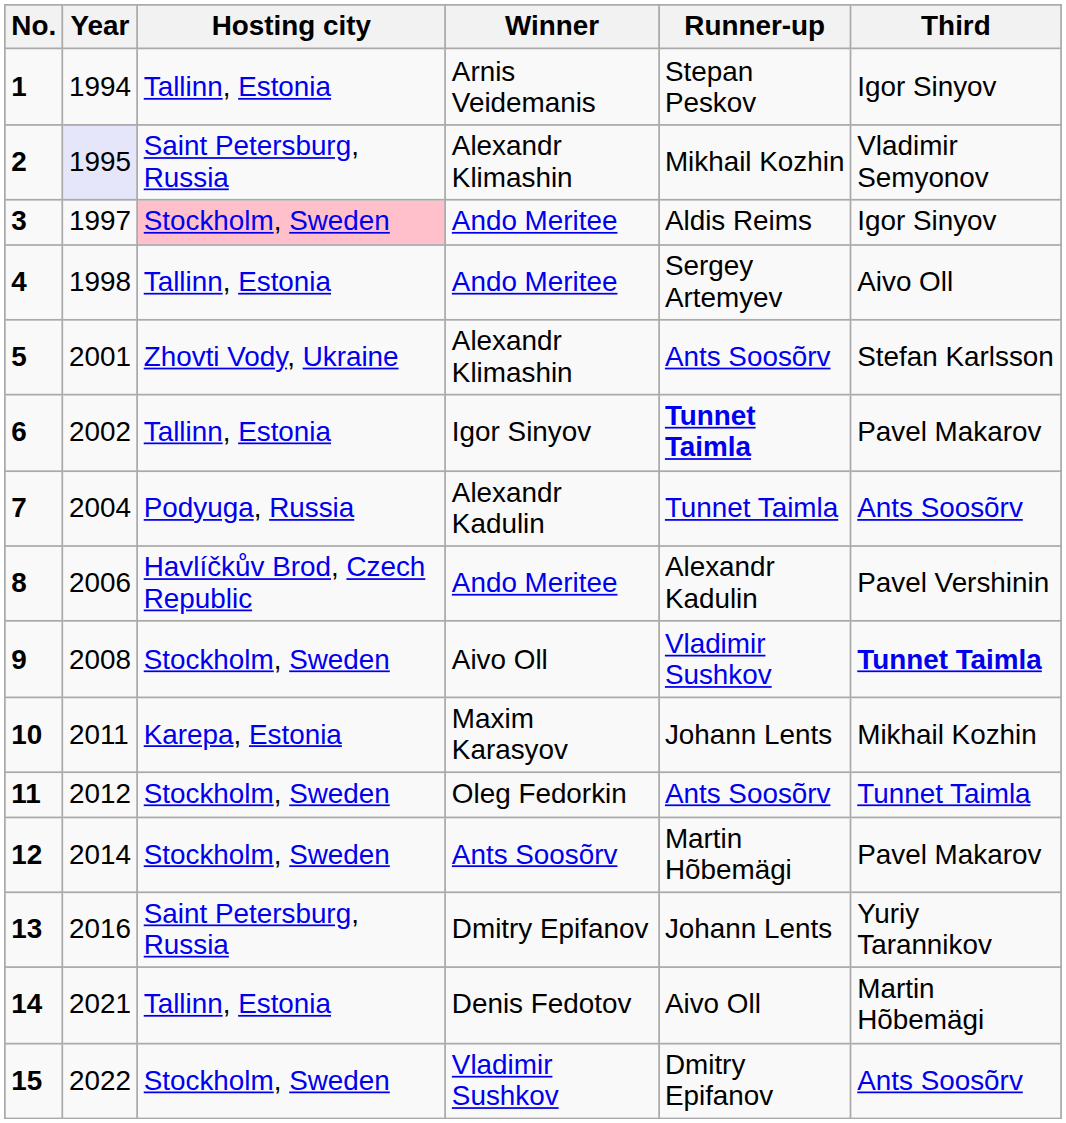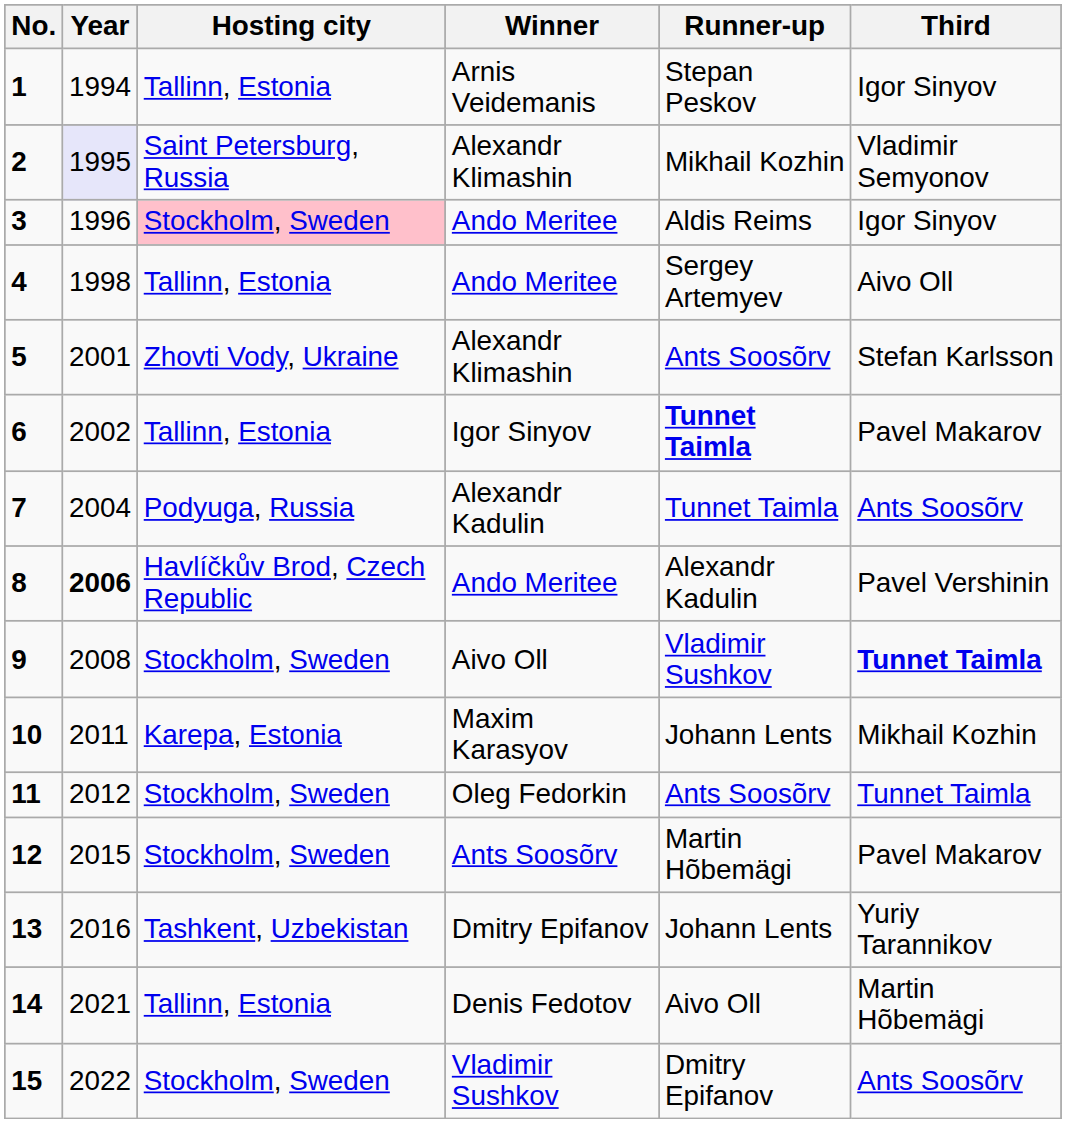(100, 221) 1997 -> (100, 221) 1996
(100, 583) normal -> (100, 583) bold
(100, 853) 2014 -> (100, 853) 2015
(251, 929) Saint Petersburg, Russia -> (276, 929) Tashkent, Uzbekistan
